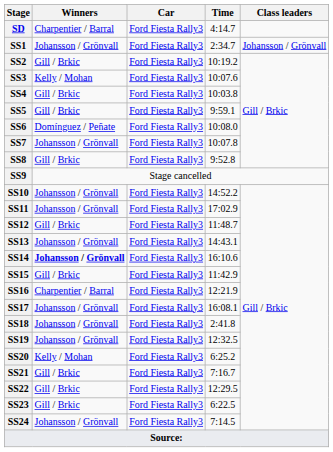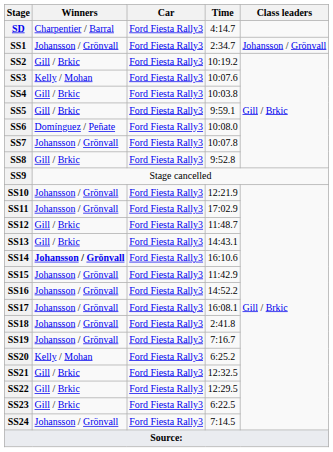(223, 192) 14:52.2 -> (223, 192) 12:21.9
(76, 241) Johansson / Grönvall -> (57, 241) Gill / Brkic
(57, 274) Gill / Brkic -> (76, 274) Johansson / Grönvall
(74, 290) Charpentier / Barral -> (76, 290) Johansson / Grönvall
(223, 290) 12:21.9 -> (223, 290) 14:52.2
(223, 339) 12:32.5 -> (223, 339) 7:16.7
(223, 372) 7:16.7 -> (223, 372) 12:32.5
